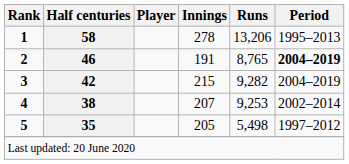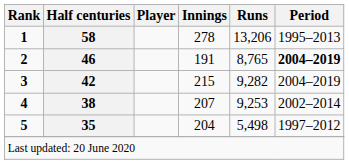(204, 125) 205 -> (204, 125) 204
